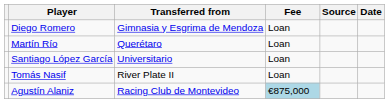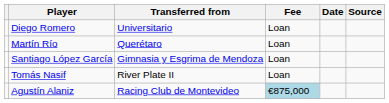columns swapped: (371, 12) <-> (339, 12)
(190, 28) Gimnasia y Esgrima de Mendoza -> (145, 28) Universitario
(145, 59) Universitario -> (190, 59) Gimnasia y Esgrima de Mendoza
